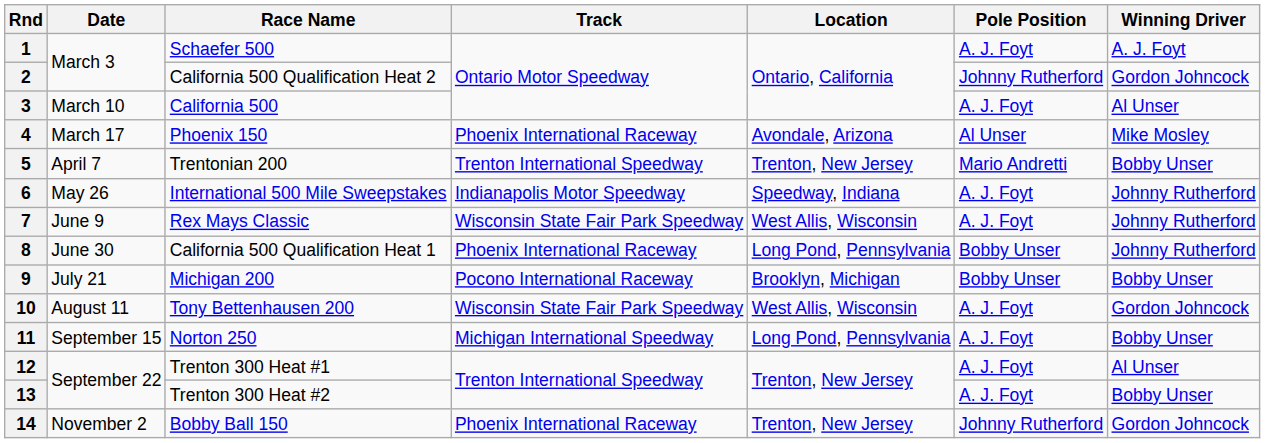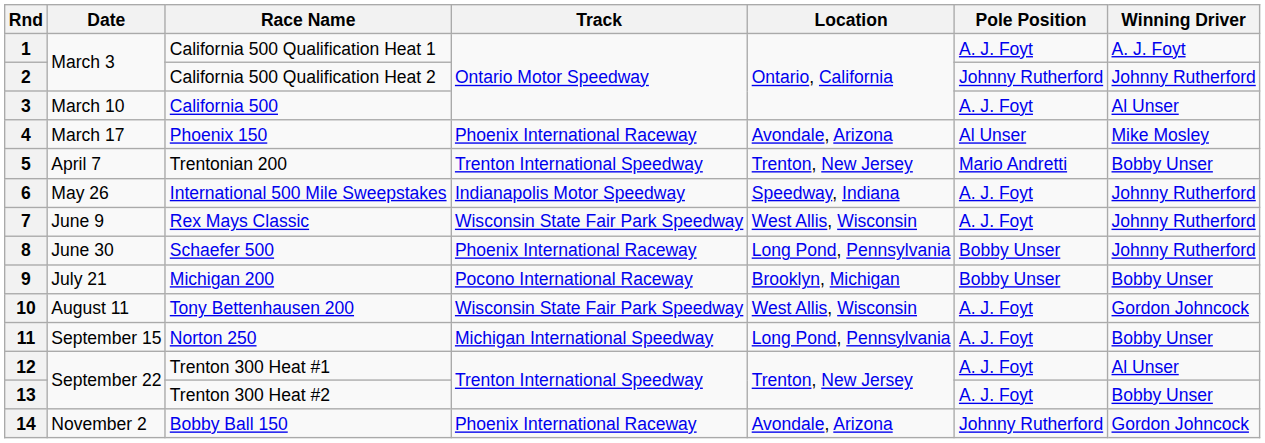(222, 48) Schaefer 500 -> (303, 48) California 500 Qualification Heat 1
(1180, 77) Gordon Johncock -> (1184, 77) Johnny Rutherford
(303, 250) California 500 Qualification Heat 1 -> (222, 250) Schaefer 500
(832, 424) Trenton, New Jersey -> (822, 424) Avondale, Arizona
